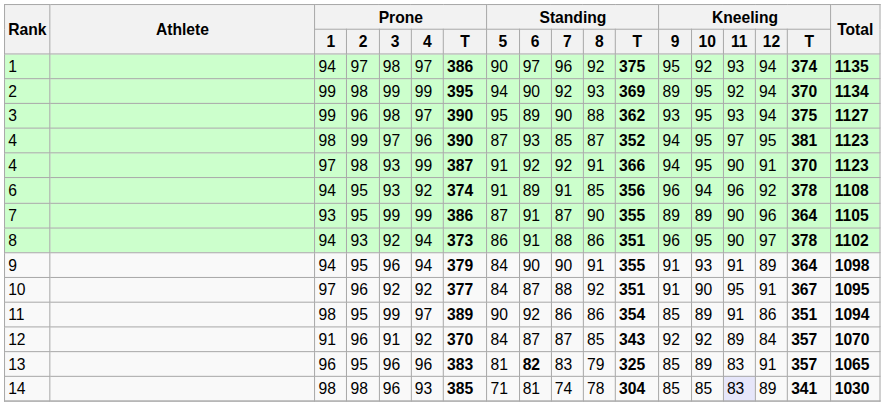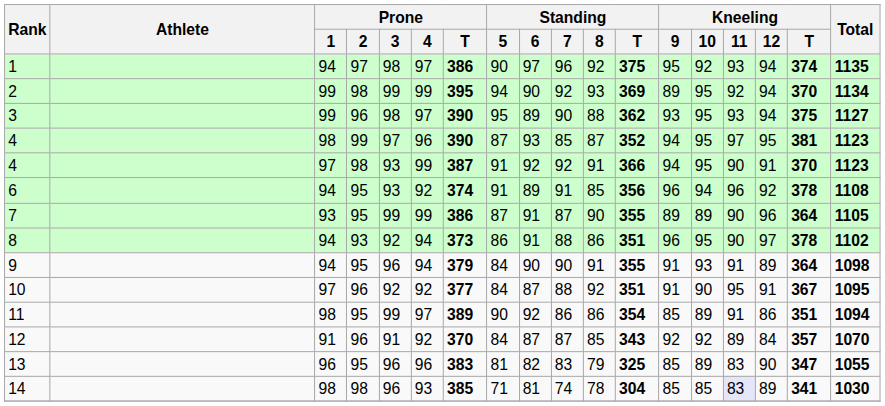(531, 364) bold -> (531, 364) normal
(768, 364) 91 -> (768, 364) 90
(804, 364) 357 -> (804, 364) 347
(852, 364) 1065 -> (852, 364) 1055
